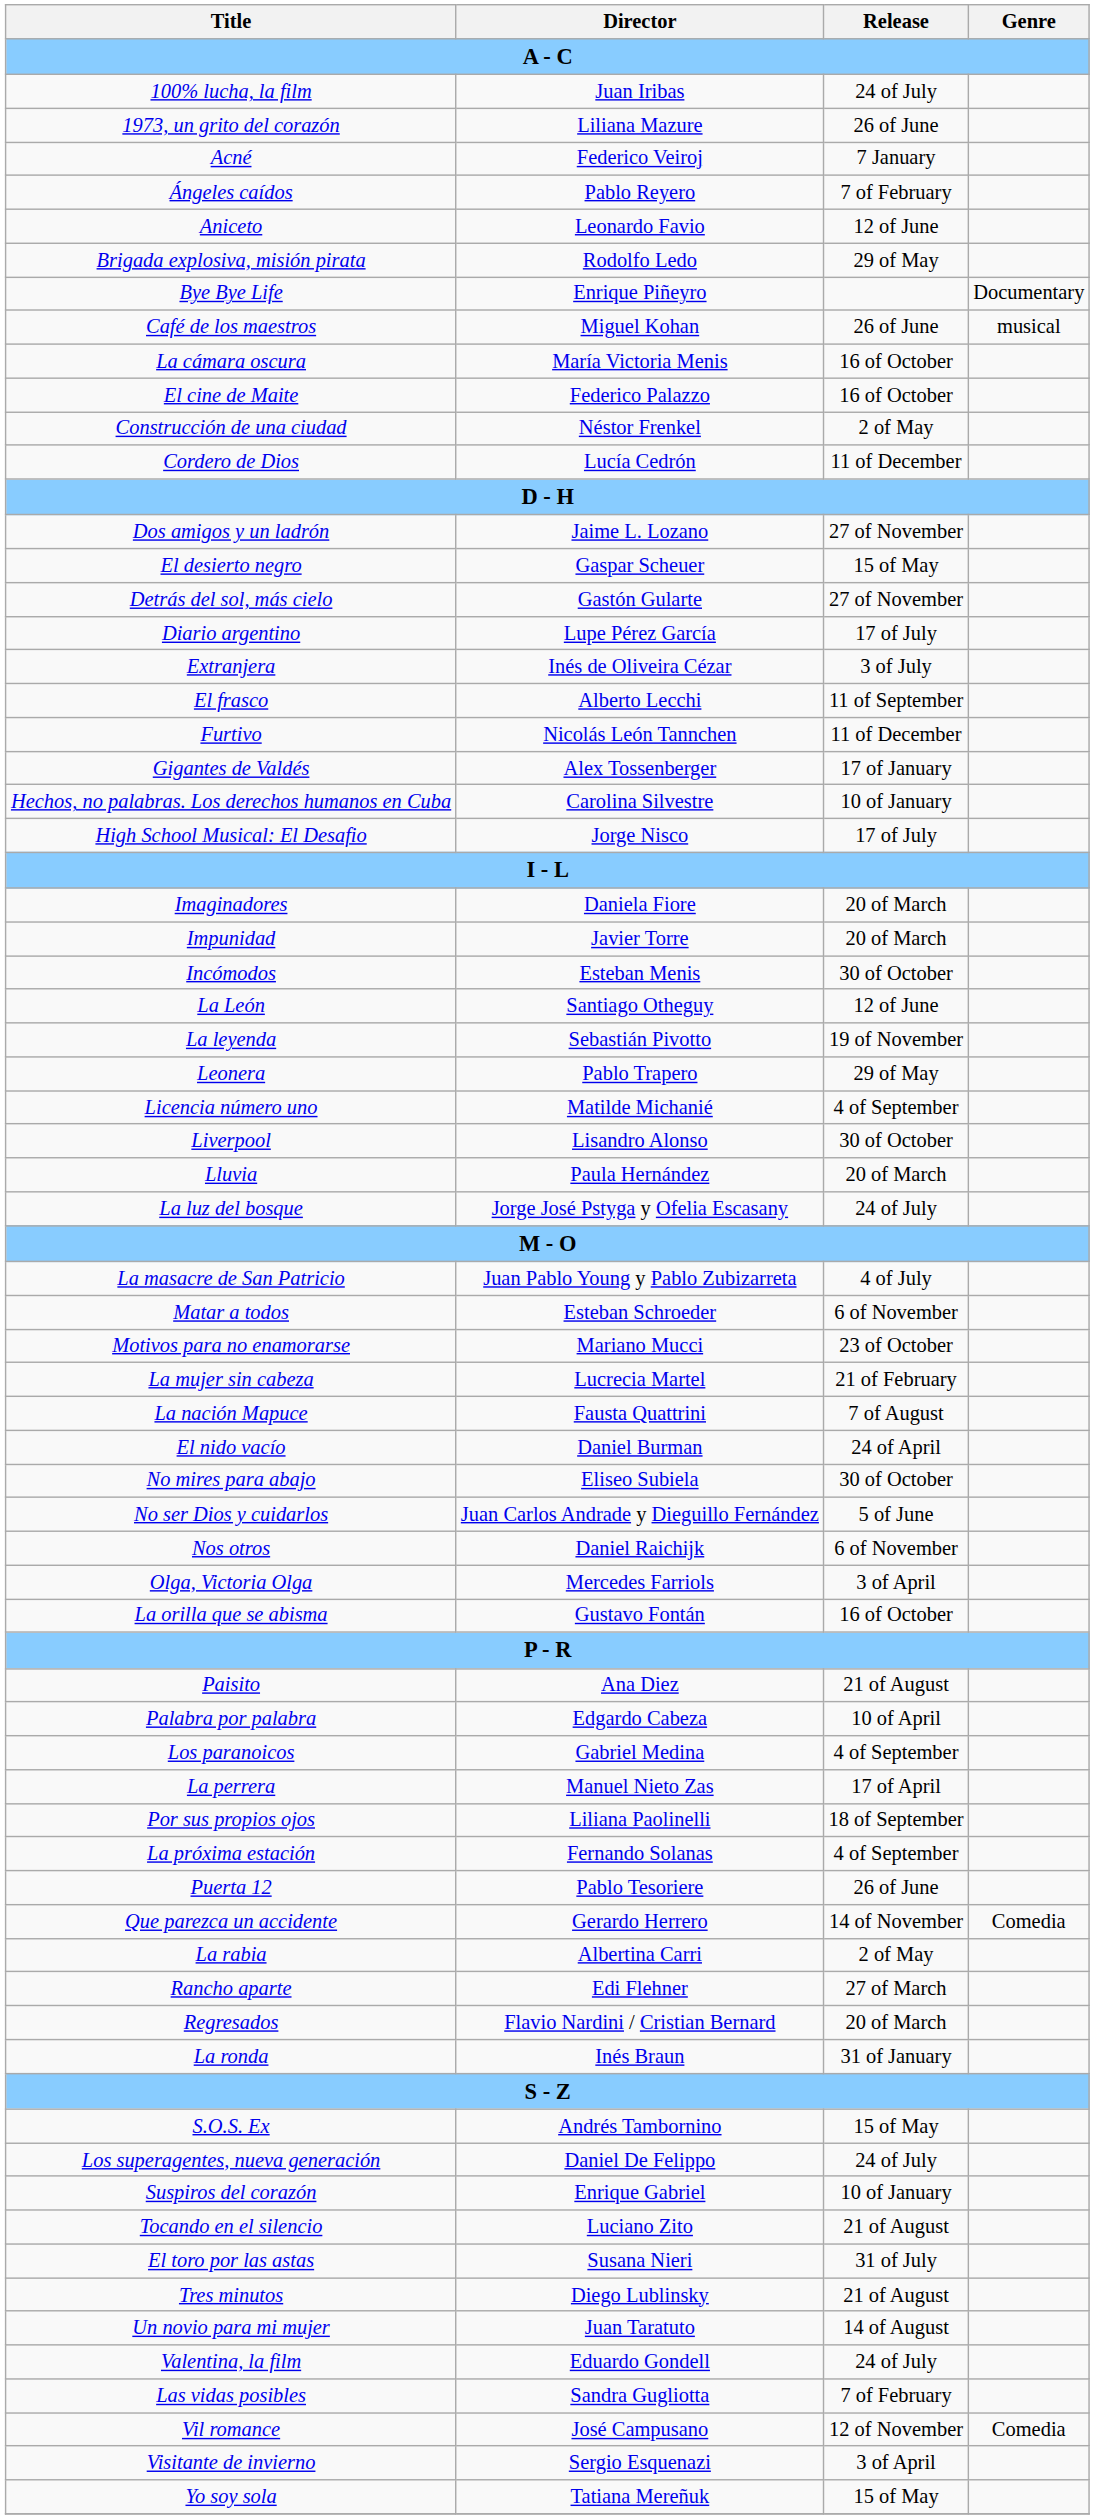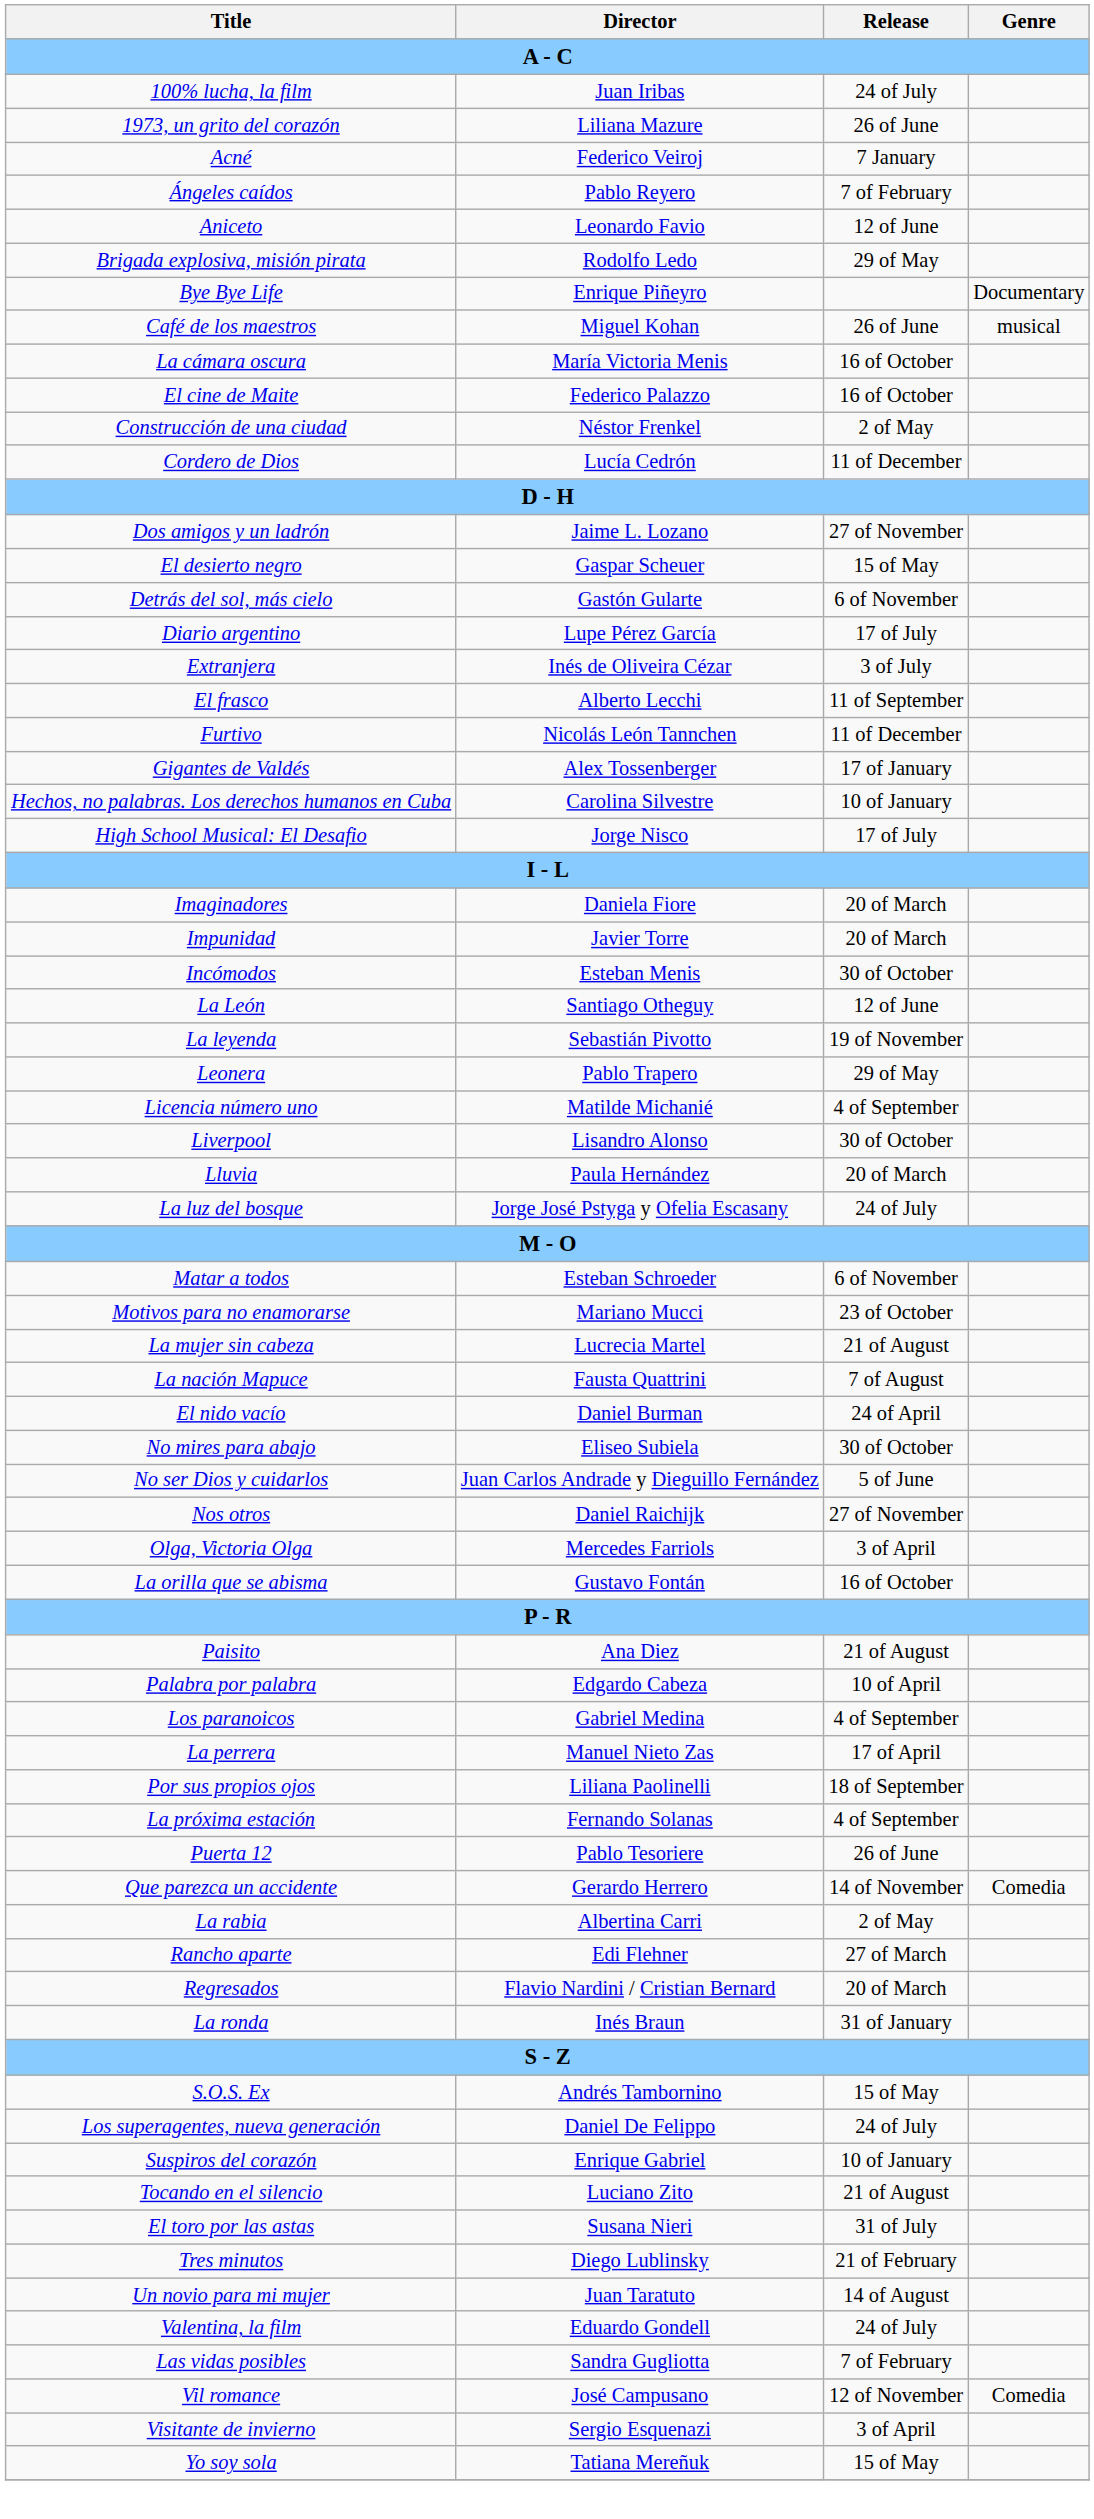(896, 599) 27 of November -> (896, 599) 6 of November
- row: (231, 1278)
(896, 1379) 21 of February -> (896, 1345) 21 of August
(896, 1548) 6 of November -> (896, 1514) 27 of November
(896, 2294) 21 of August -> (896, 2260) 21 of February
